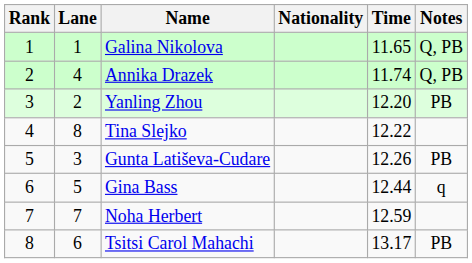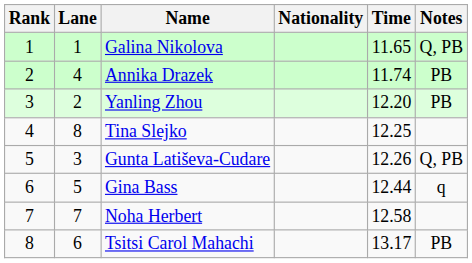(441, 74) Q, PB -> (441, 74) PB
(391, 131) 12.22 -> (391, 131) 12.25
(441, 159) PB -> (441, 159) Q, PB
(391, 215) 12.59 -> (391, 215) 12.58
